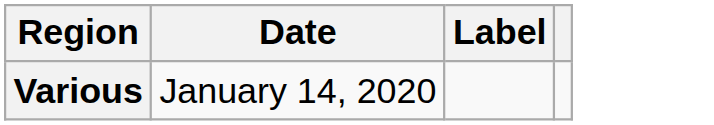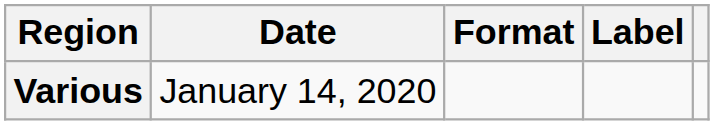+ column: (514, 32)
